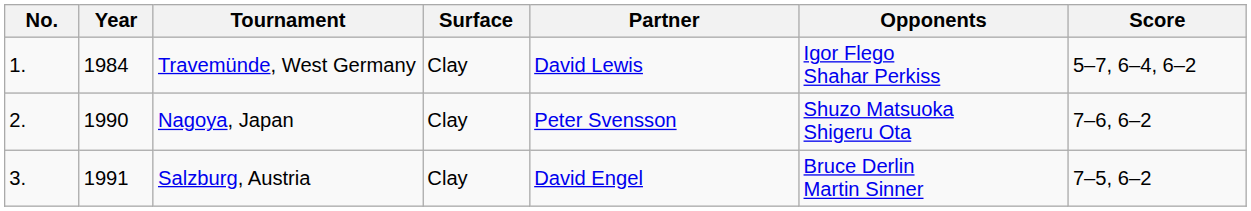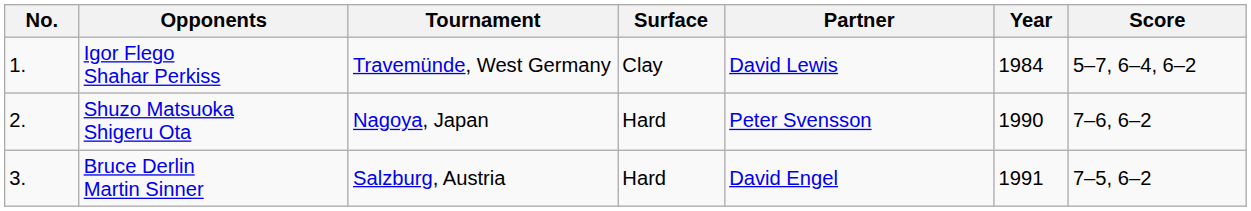columns swapped: (116, 20) <-> (934, 20)
(448, 120) Clay -> (644, 120) Hard
(448, 177) Clay -> (644, 177) Hard
